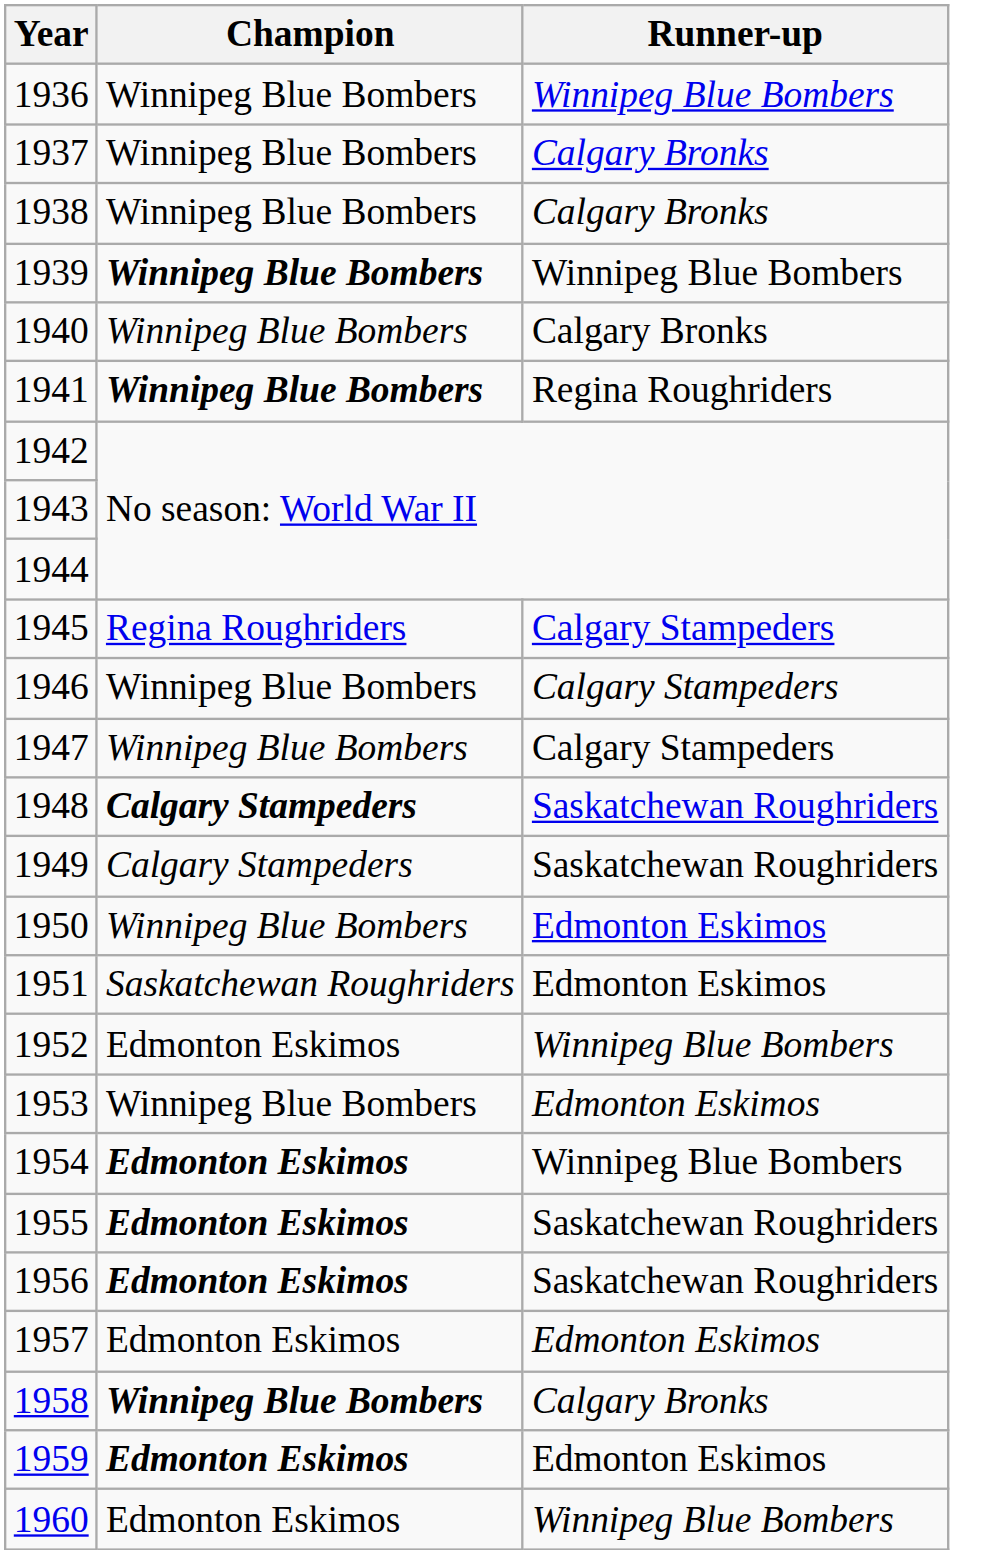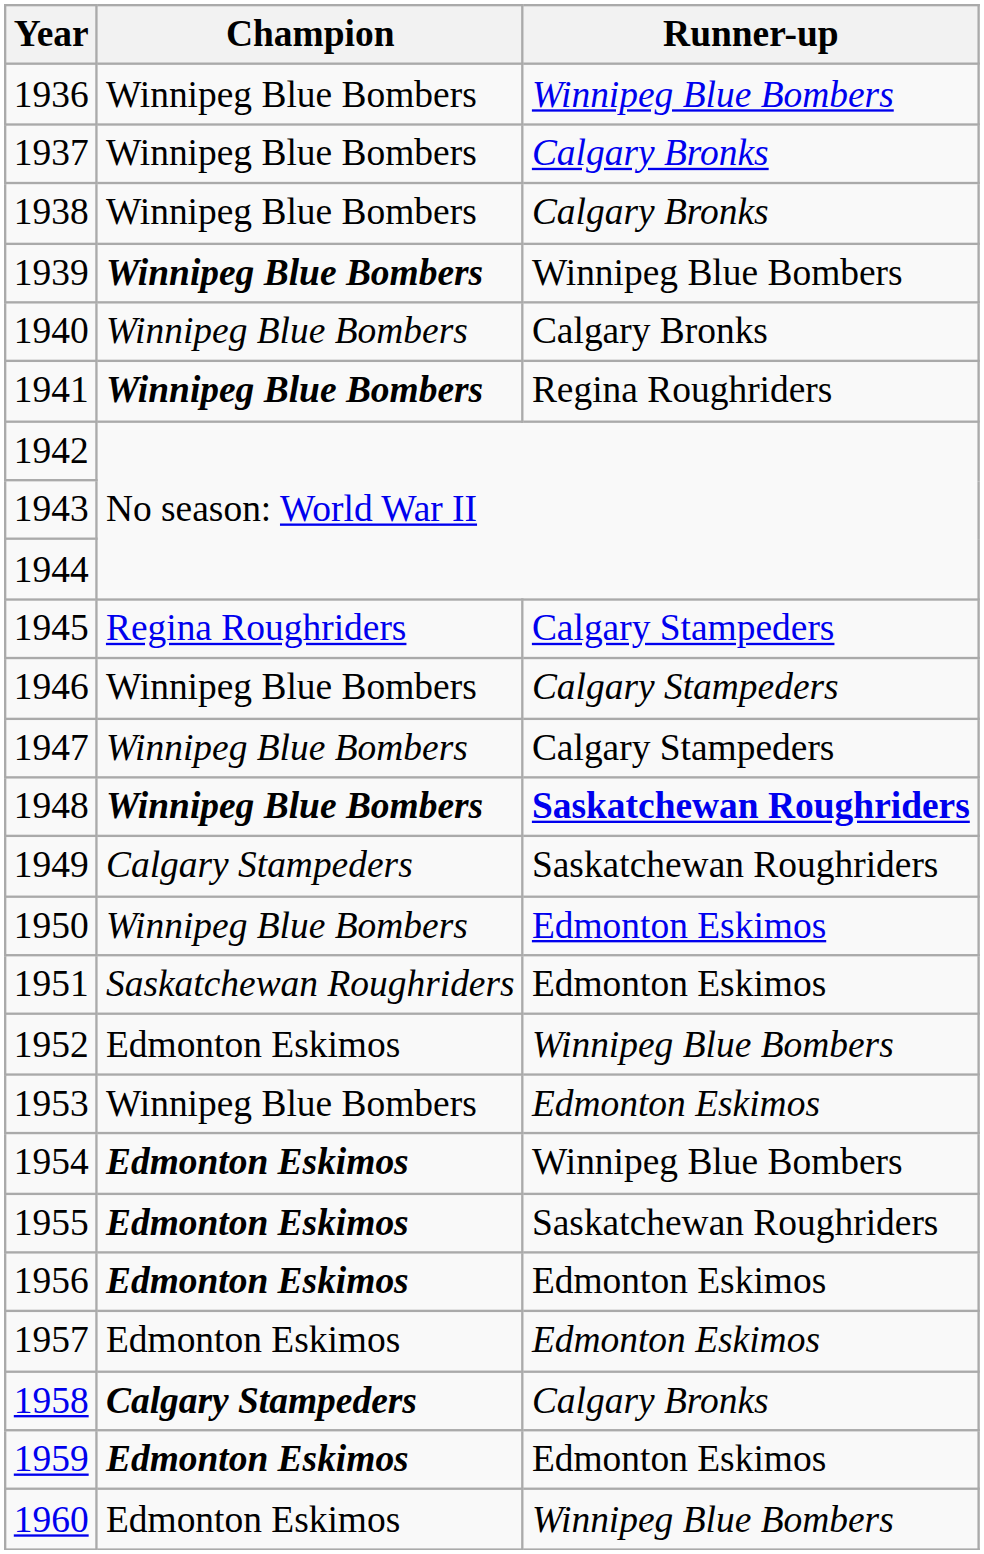(261, 806) Calgary Stampeders -> (295, 806) Winnipeg Blue Bombers
(735, 806) normal -> (751, 806) bold
(735, 1281) Saskatchewan Roughriders -> (679, 1281) Edmonton Eskimos
(295, 1399) Winnipeg Blue Bombers -> (261, 1399) Calgary Stampeders
